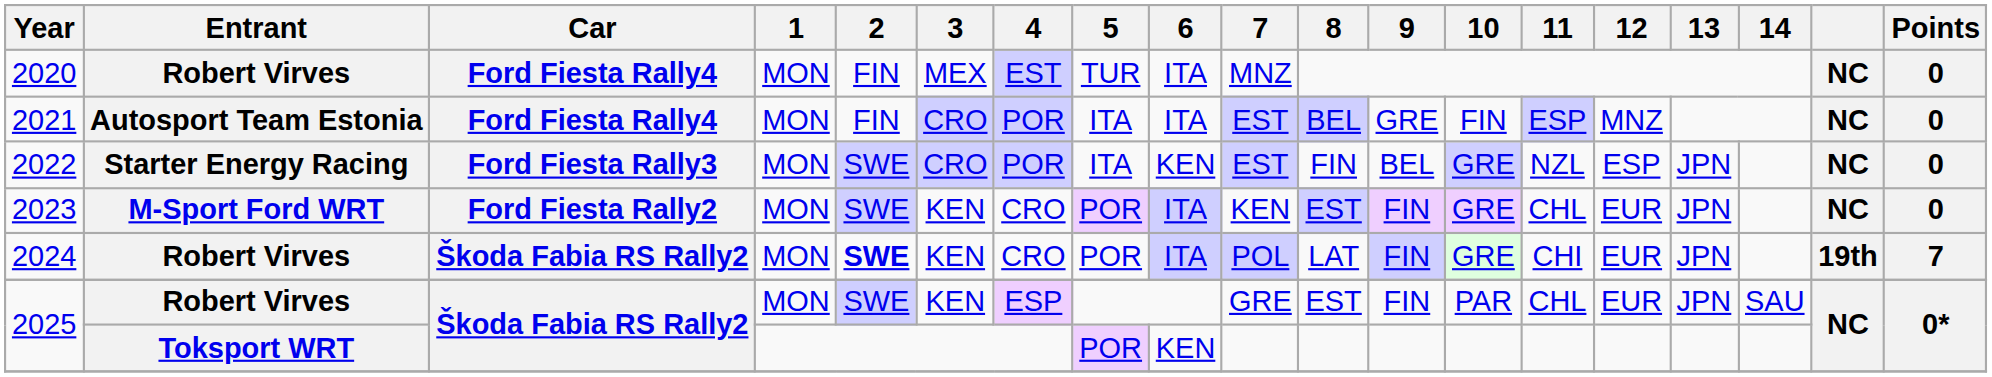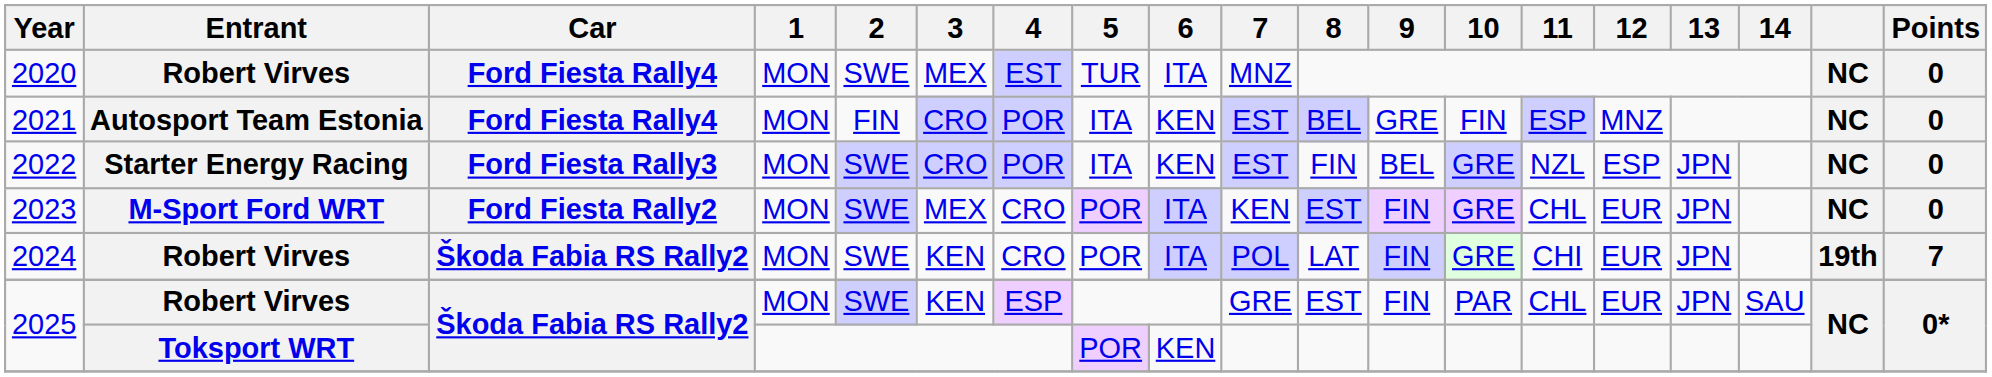(876, 73) FIN -> (876, 73) SWE
(1186, 119) ITA -> (1186, 119) KEN
(955, 210) KEN -> (955, 210) MEX
(876, 256) bold -> (876, 256) normal
